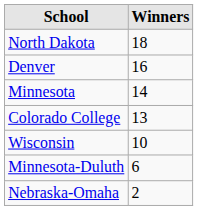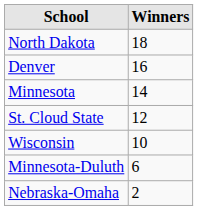- row: (64, 117)
+ row: (56, 117)
